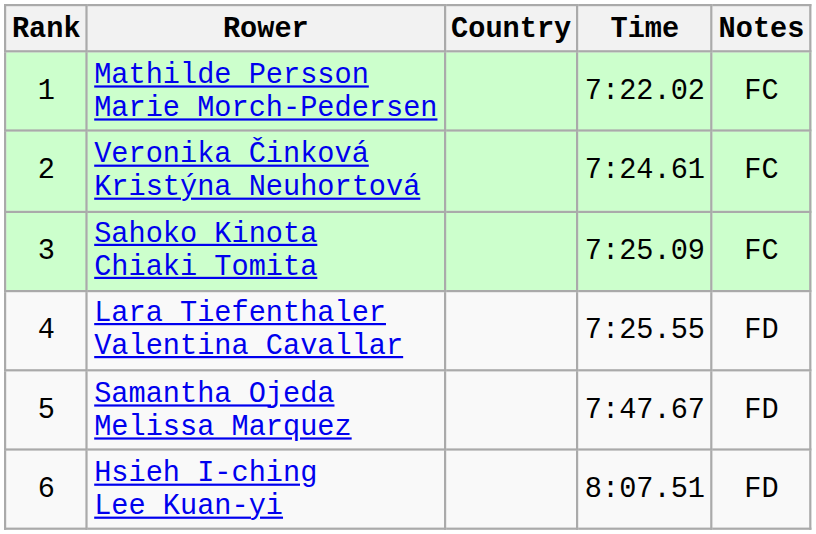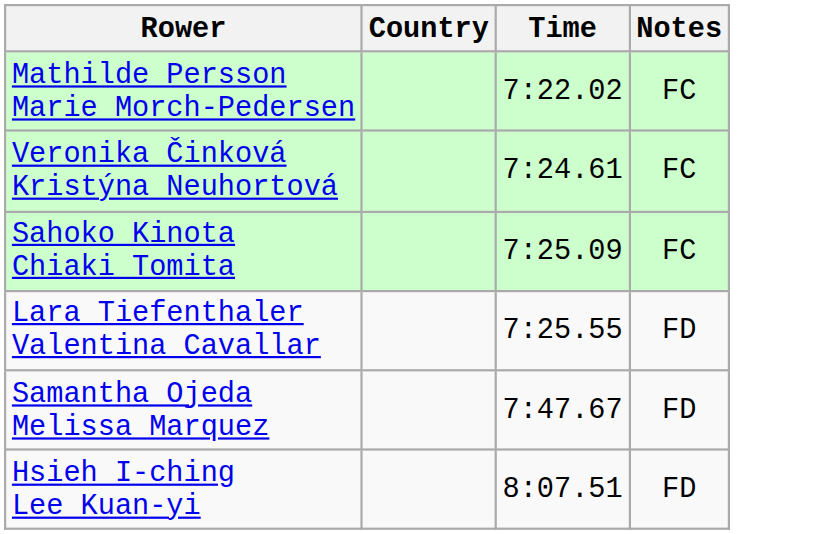- column: (46, 28)
